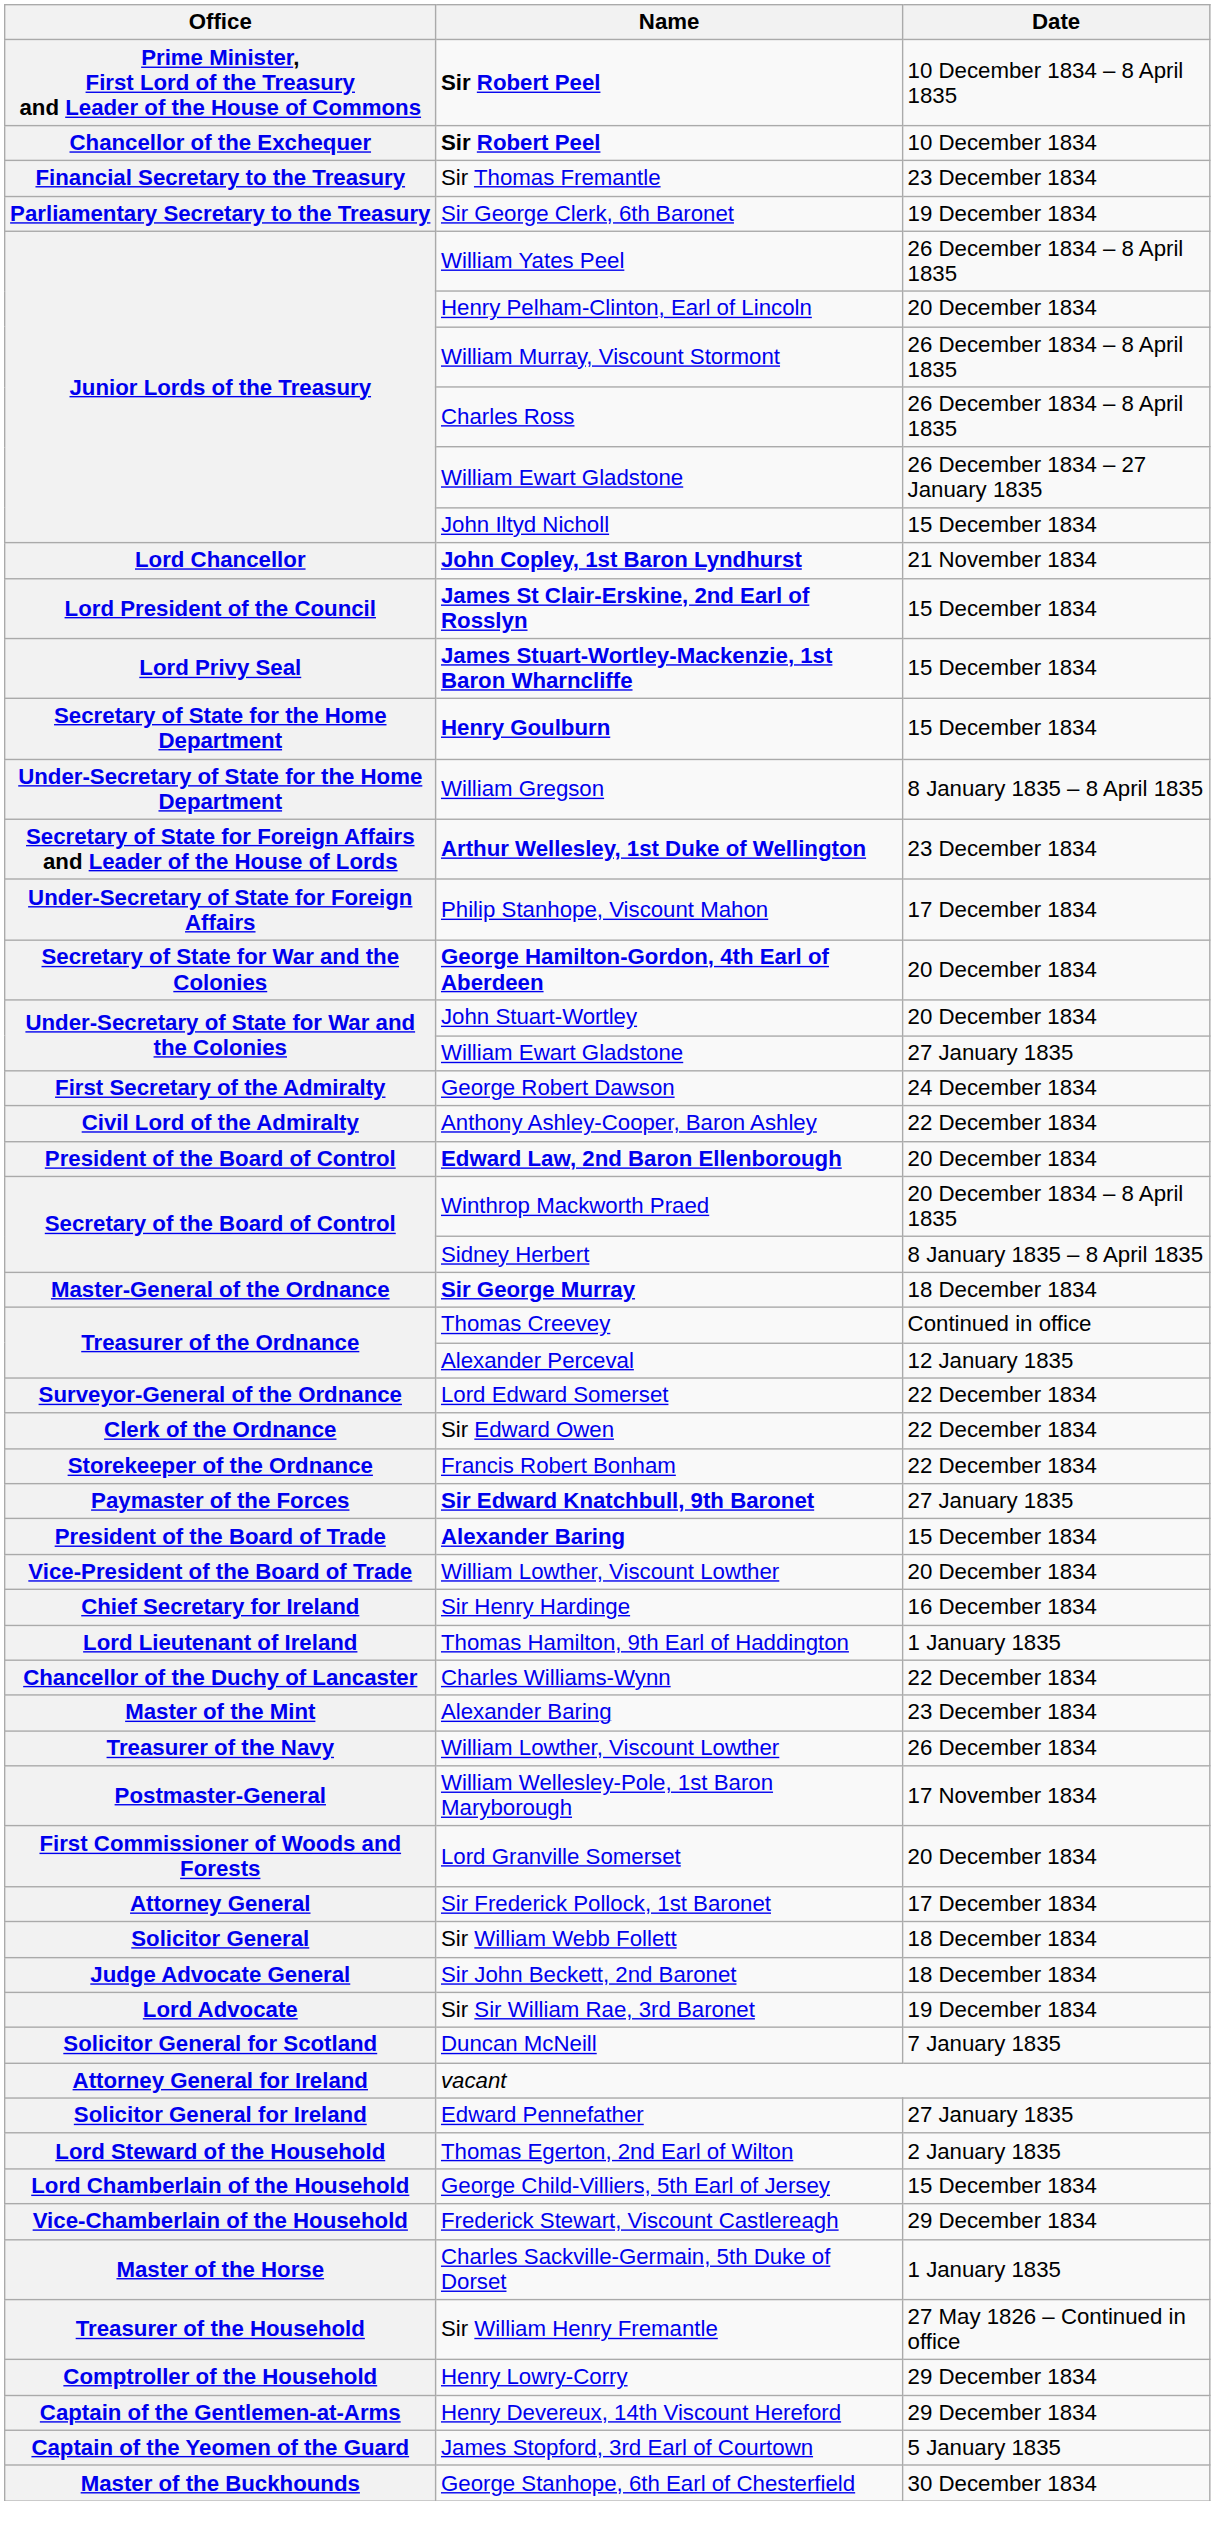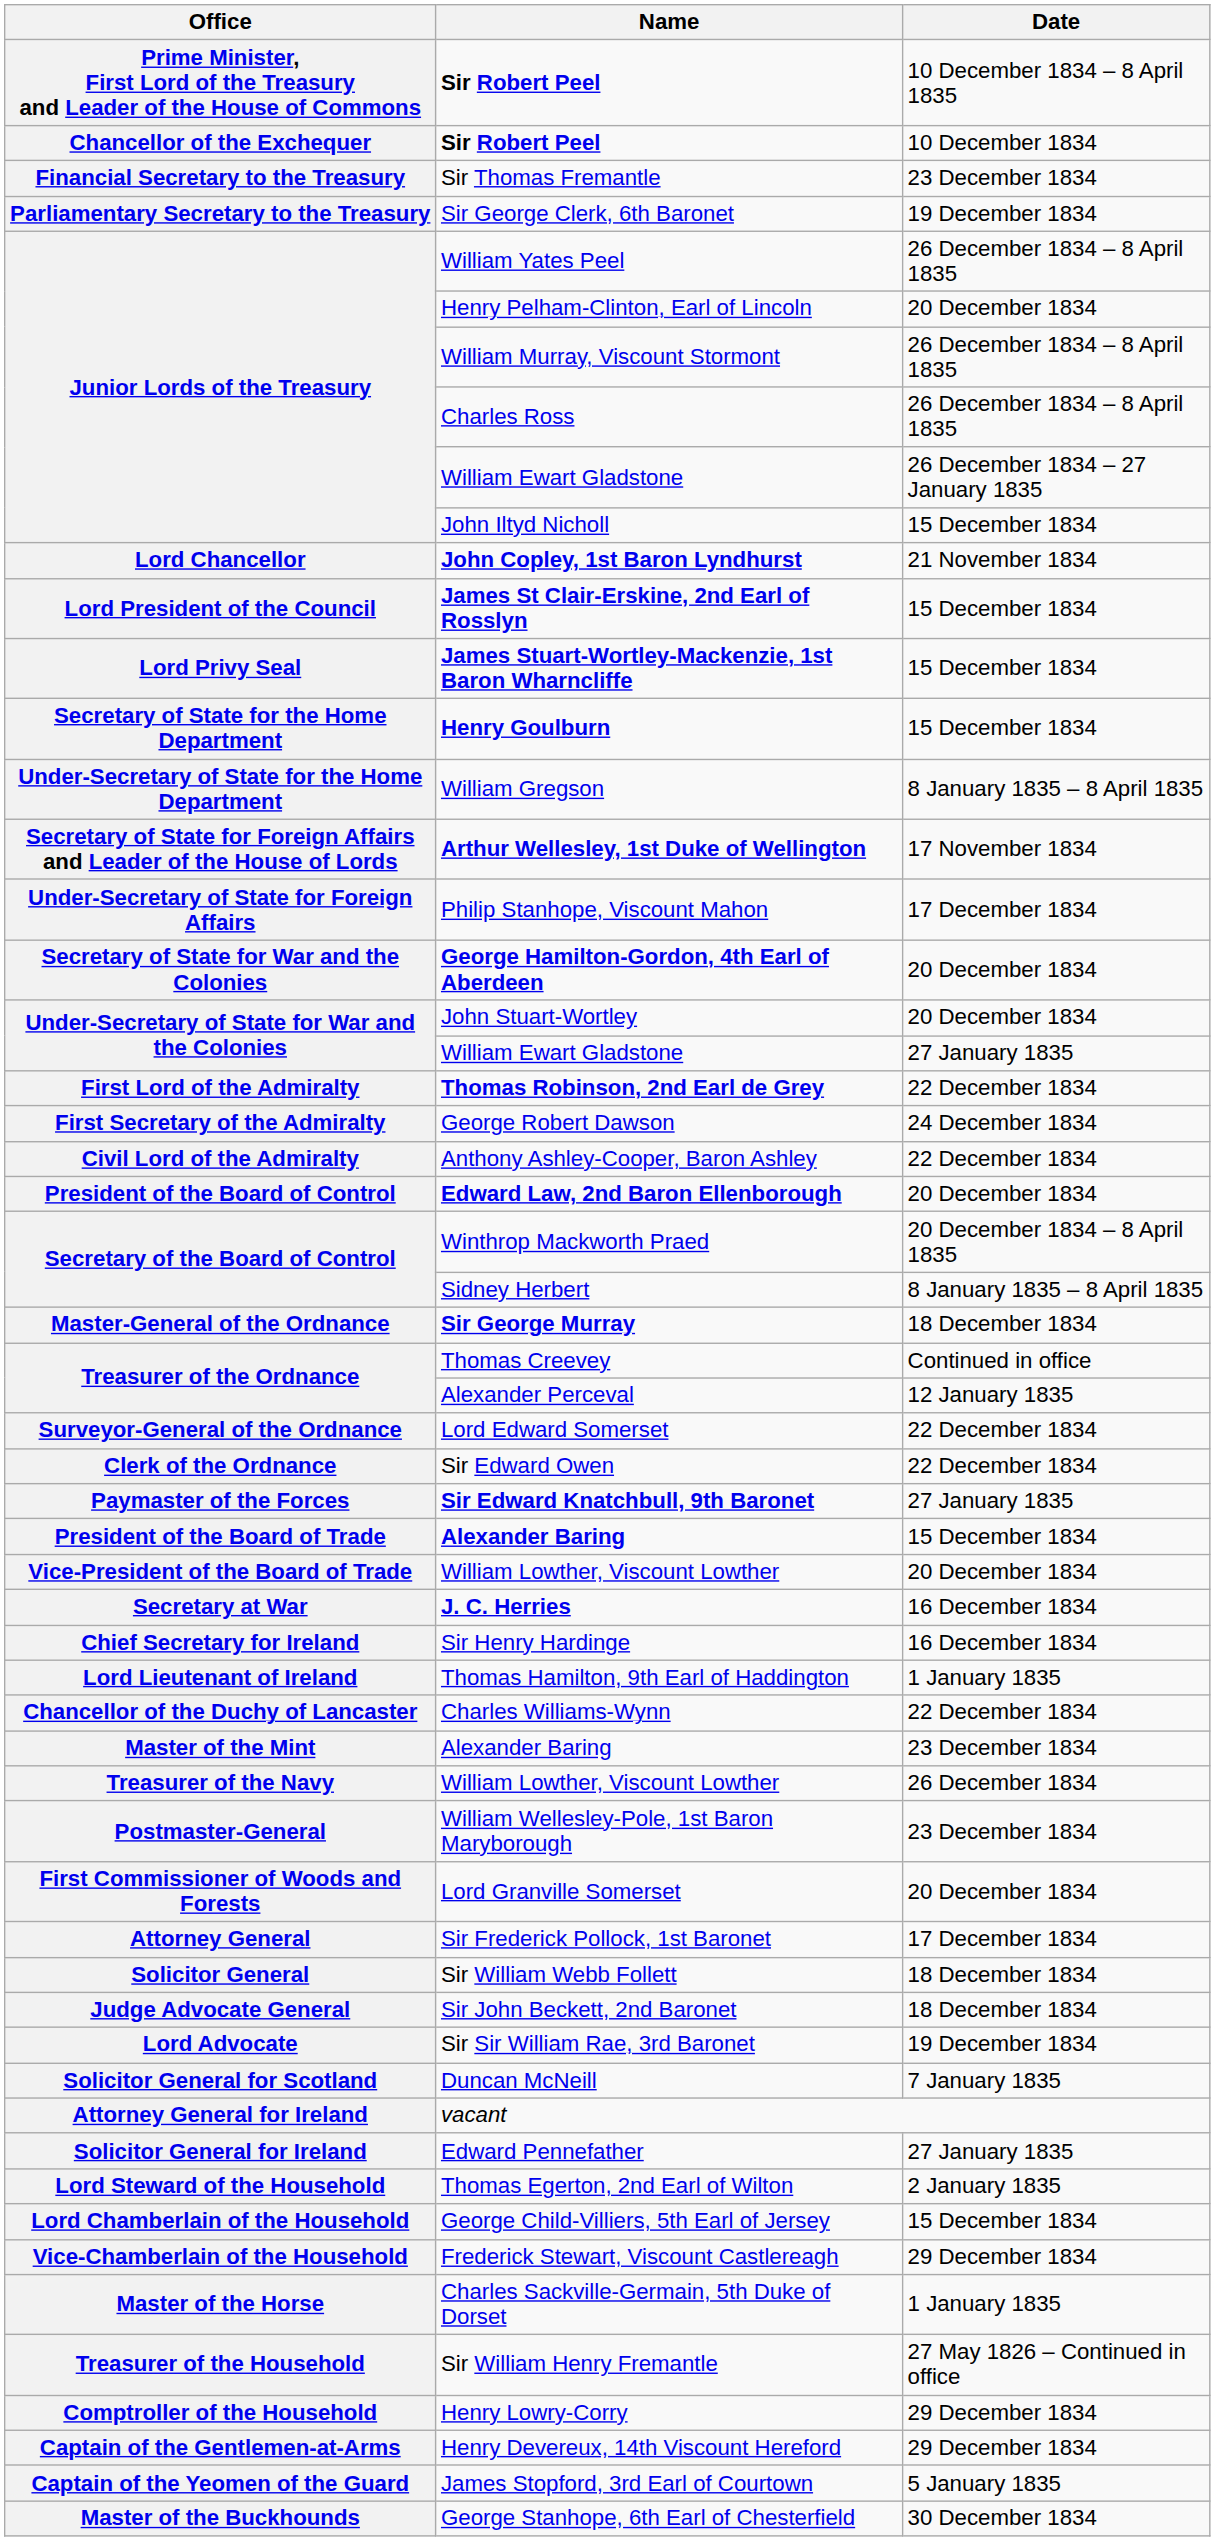(1002, 849) 23 December 1834 -> (1002, 849) 17 November 1834
+ row: (220, 1088)
- row: (220, 1465)
+ row: (220, 1606)
(1002, 1795) 17 November 1834 -> (1002, 1831) 23 December 1834
